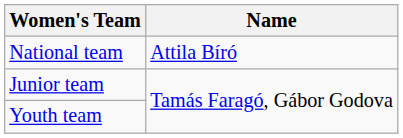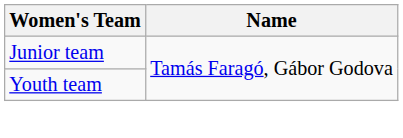- row: (66, 52)
